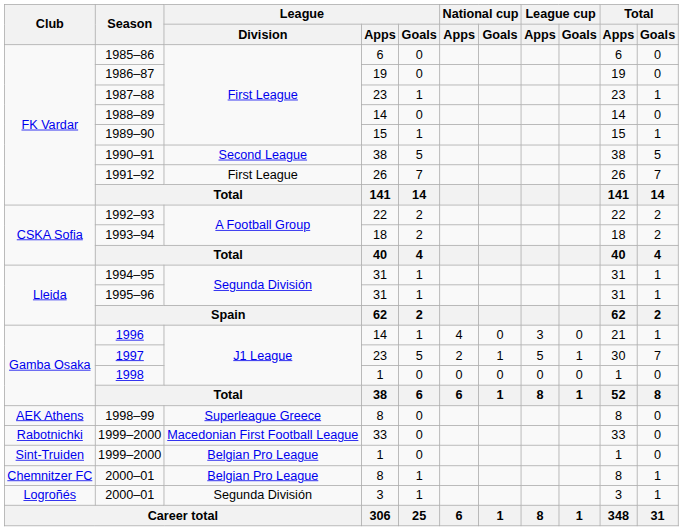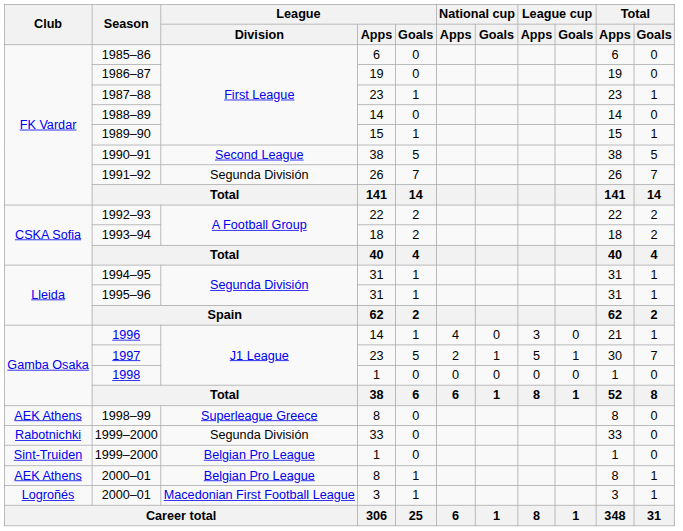(263, 174) First League -> (259, 174) Segunda División
(263, 435) Macedonian First Football League -> (259, 435) Segunda División
(50, 475) Chemnitzer FC -> (48, 475) AEK Athens
(263, 495) Segunda División -> (259, 495) Macedonian First Football League
